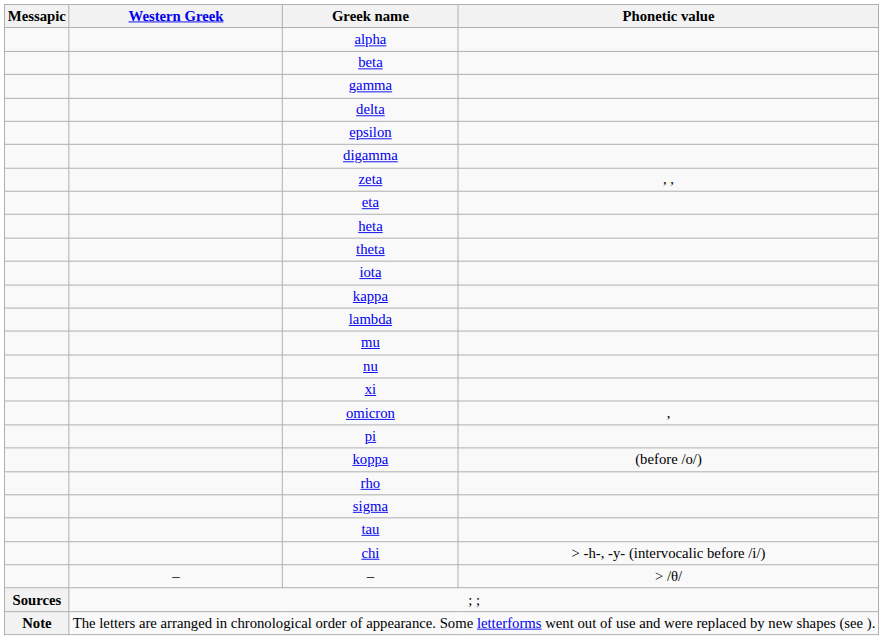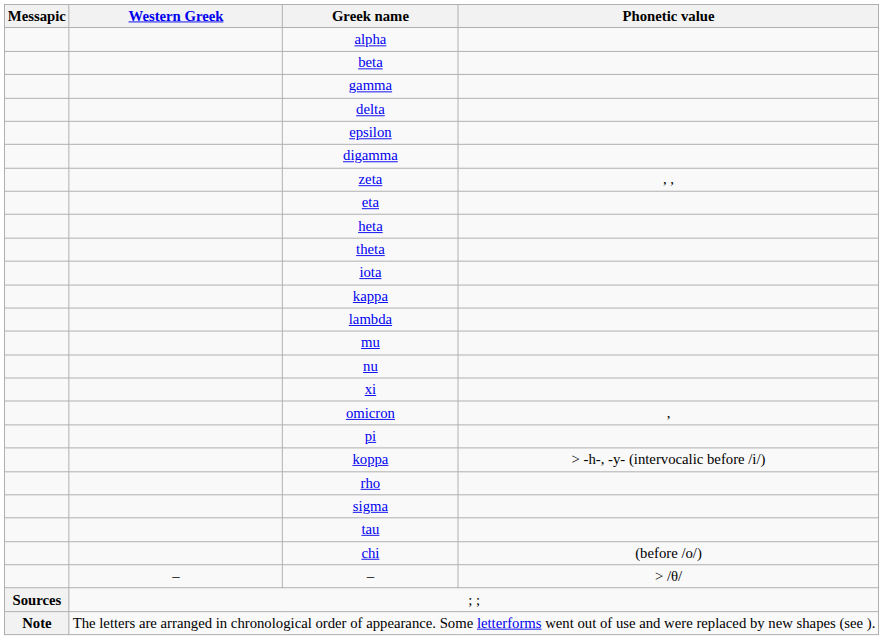(669, 459) (before /o/) -> (669, 459) > -h-, -y- (intervocalic before /i/)
(669, 553) > -h-, -y- (intervocalic before /i/) -> (669, 553) (before /o/)
